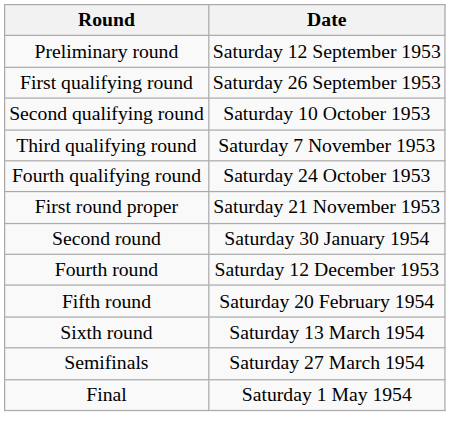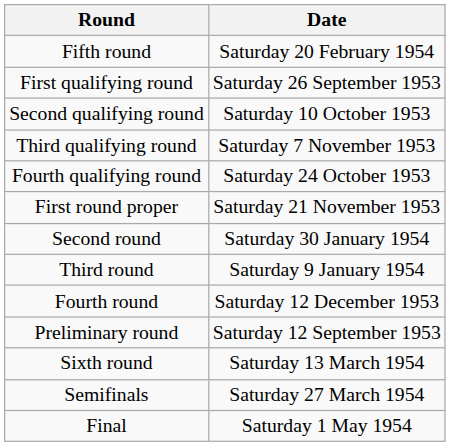rows swapped: (106, 51) <-> (106, 301)
+ row: (106, 269)
